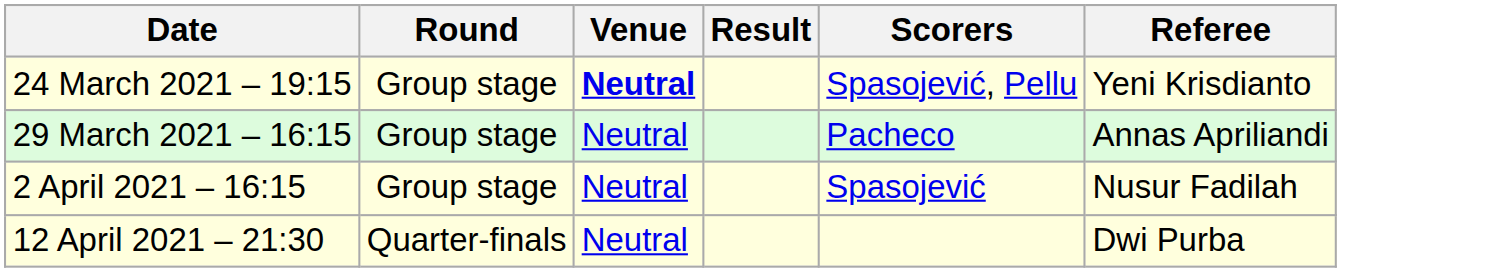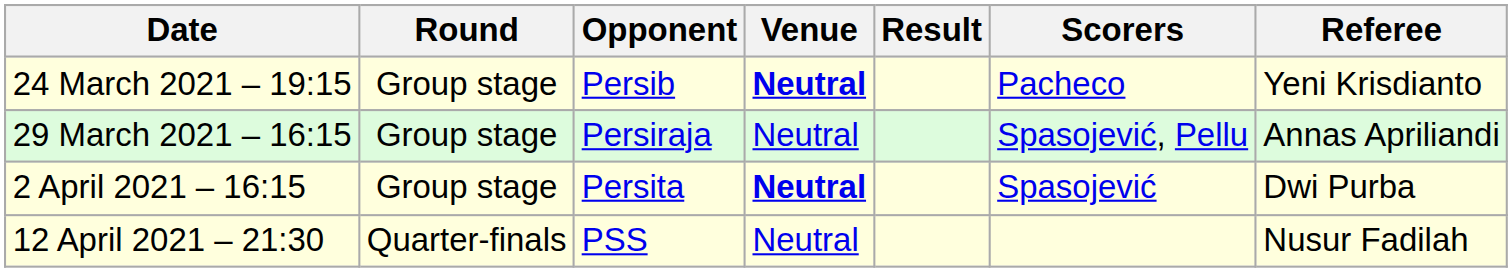+ column: (659, 30)
(952, 82) Spasojević, Pellu -> (1061, 82) Pacheco
(890, 135) Pacheco -> (1123, 135) Spasojević, Pellu
(635, 187) normal -> (809, 187) bold
(1195, 187) Nusur Fadilah -> (1339, 187) Dwi Purba
(1169, 239) Dwi Purba -> (1366, 239) Nusur Fadilah
